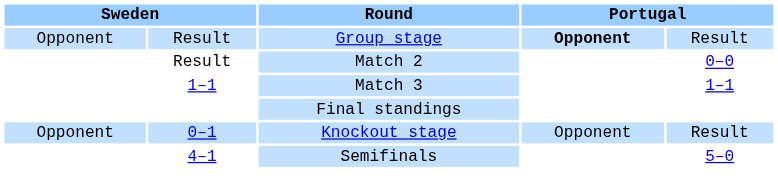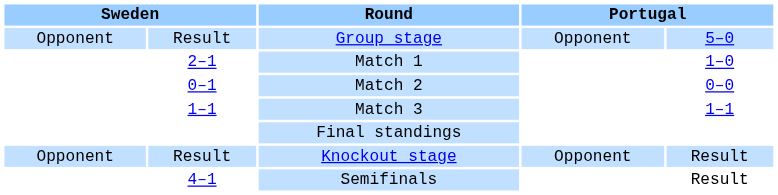(593, 39) bold -> (593, 39) normal
(720, 39) Result -> (720, 39) 5–0
+ row: (389, 62)
(202, 62) Result -> (202, 86) 0–1
(202, 133) 0–1 -> (202, 156) Result
(720, 156) 5–0 -> (720, 180) Result
